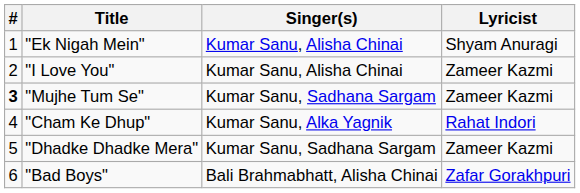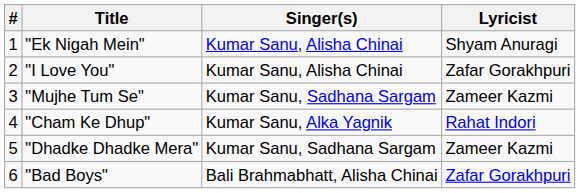(499, 70) Zameer Kazmi -> (508, 70) Zafar Gorakhpuri
(13, 97) bold -> (13, 97) normal
